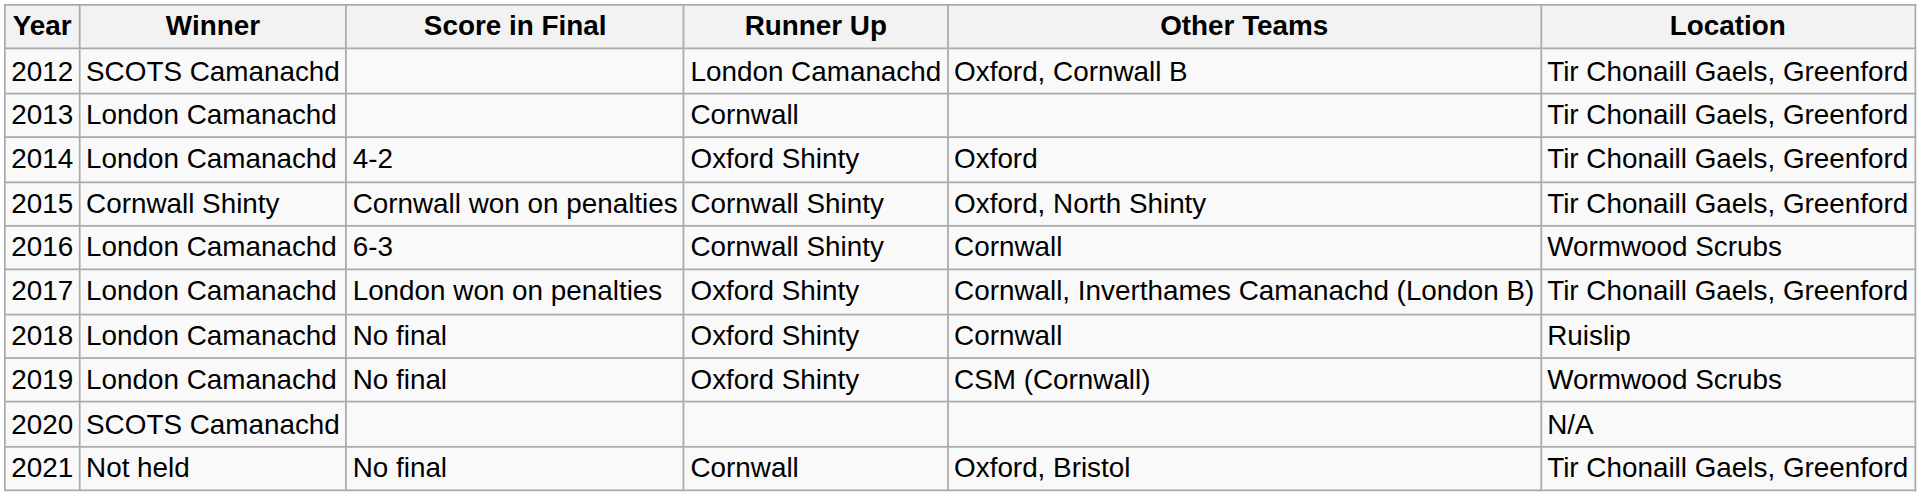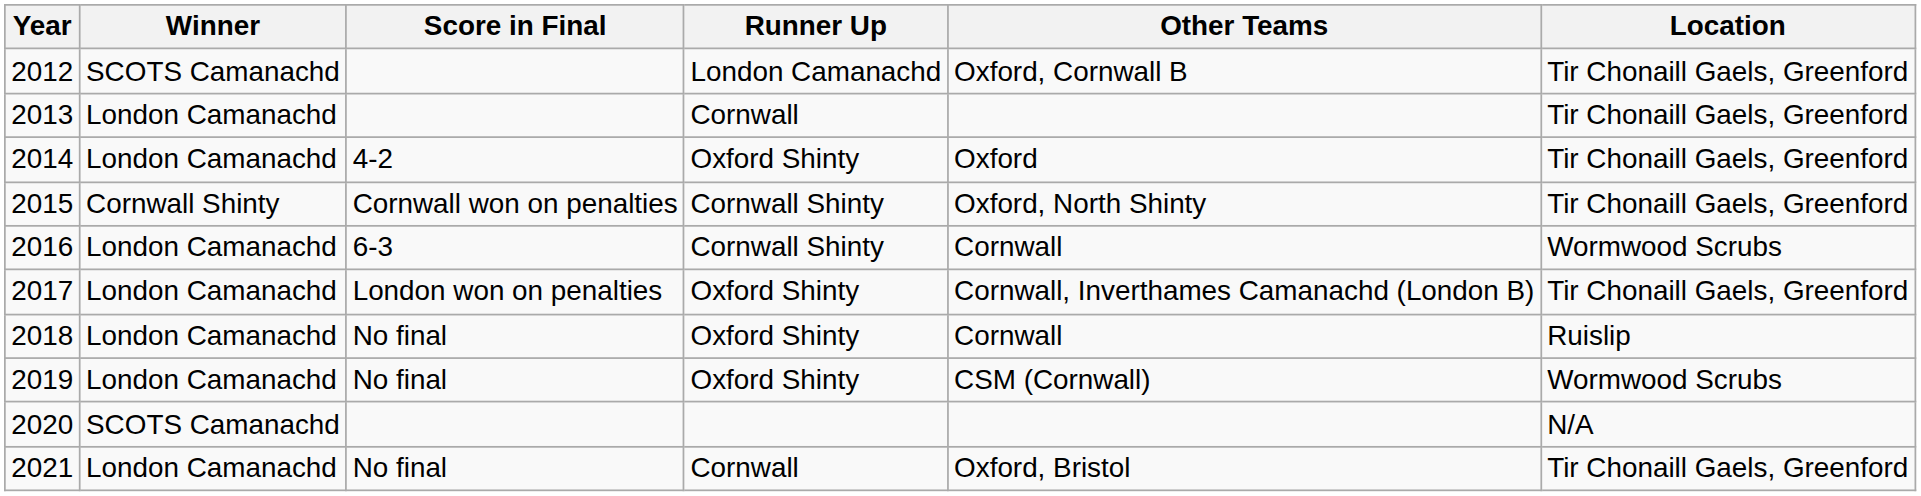(138, 468) Not held -> (211, 468) London Camanachd
